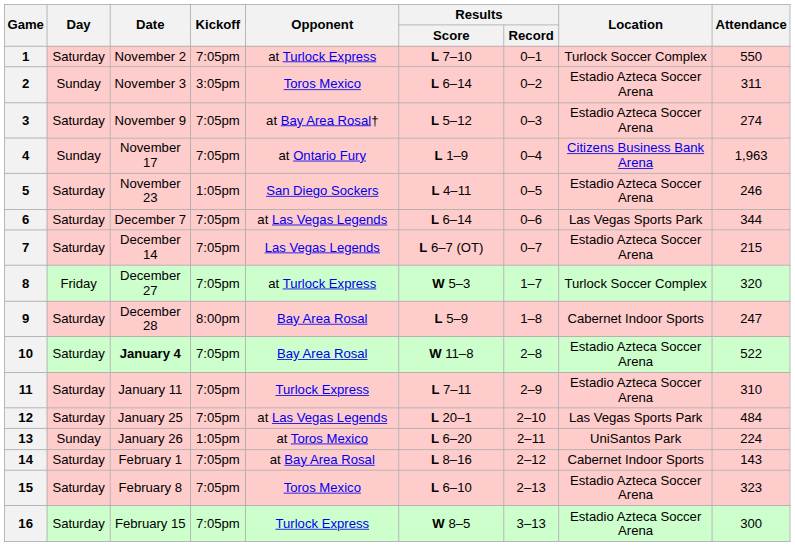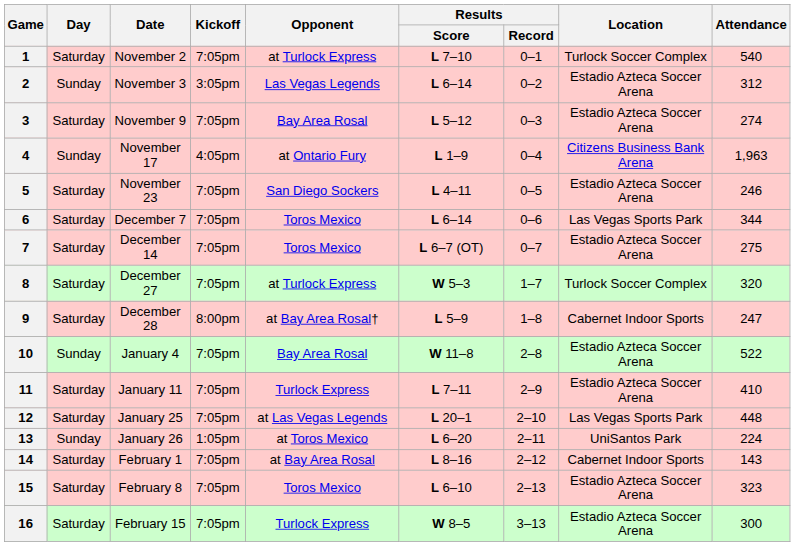(751, 56) 550 -> (751, 56) 540
(322, 84) Toros Mexico -> (322, 84) Las Vegas Legends
(751, 84) 311 -> (751, 84) 312
(322, 120) at Bay Area Rosal† -> (322, 120) Bay Area Rosal
(218, 155) 7:05pm -> (218, 155) 4:05pm
(218, 191) 1:05pm -> (218, 191) 7:05pm
(322, 219) at Las Vegas Legends -> (322, 219) Toros Mexico
(322, 247) Las Vegas Legends -> (322, 247) Toros Mexico
(751, 247) 215 -> (751, 247) 275
(79, 283) Friday -> (79, 283) Saturday
(322, 318) Bay Area Rosal -> (322, 318) at Bay Area Rosal†
(79, 354) Saturday -> (79, 354) Sunday
(150, 354) bold -> (150, 354) normal
(751, 390) 310 -> (751, 390) 410
(751, 418) 484 -> (751, 418) 448
